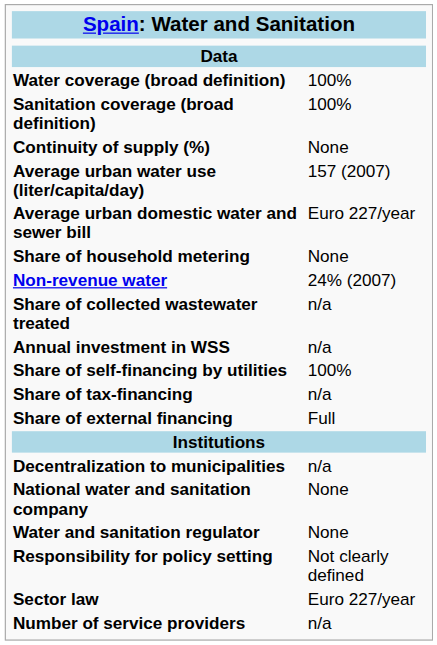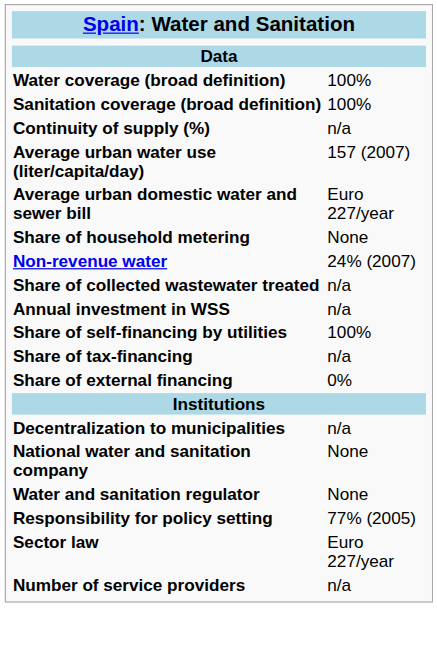(328, 147) None -> (339, 128) n/a
(322, 418) Full -> (340, 380) 0%
(348, 566) Not clearly defined -> (372, 518) 77% (2005)
